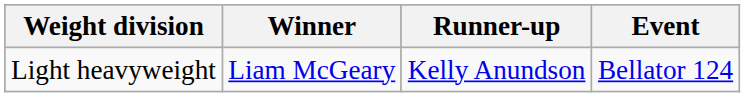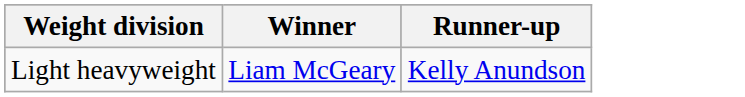- column: (666, 26)
